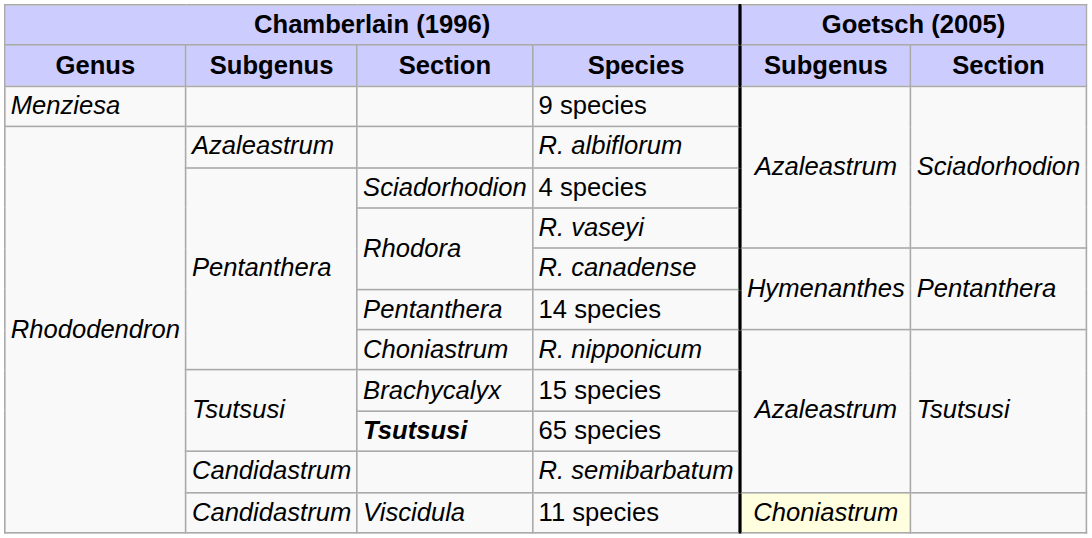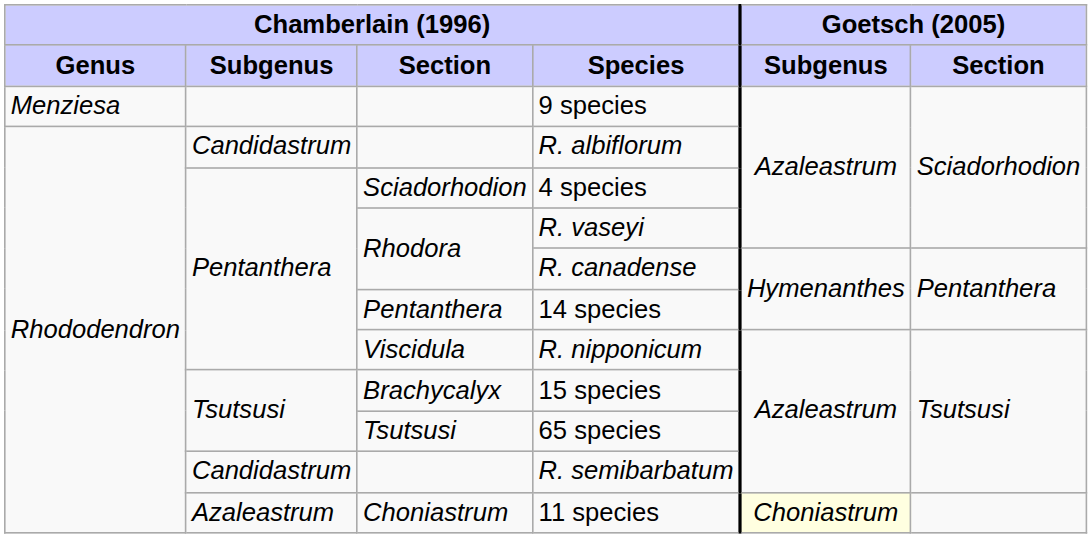(263, 146) Azaleastrum -> (272, 146) Candidastrum
(436, 349) Choniastrum -> (414, 349) Viscidula
(415, 430) bold -> (410, 430) normal
(272, 512) Candidastrum -> (263, 512) Azaleastrum
(414, 512) Viscidula -> (436, 512) Choniastrum
